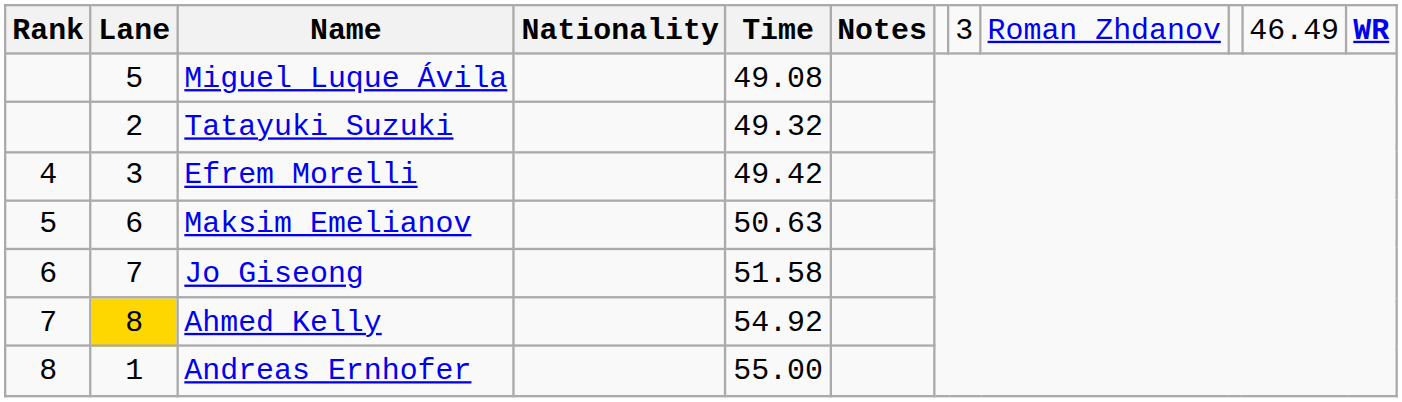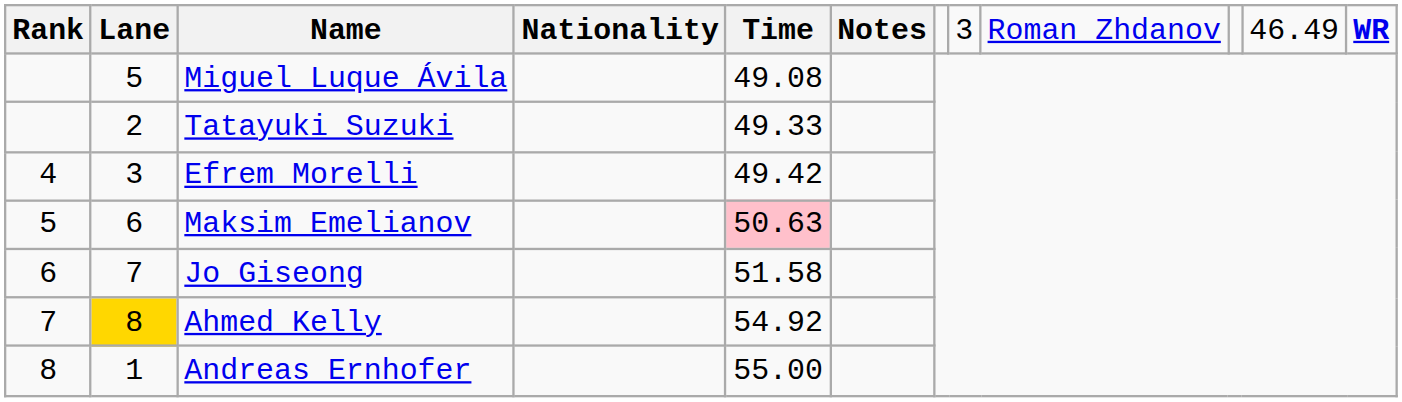(778, 127) 49.32 -> (778, 127) 49.33
(778, 224) no background -> (778, 224) pink background
